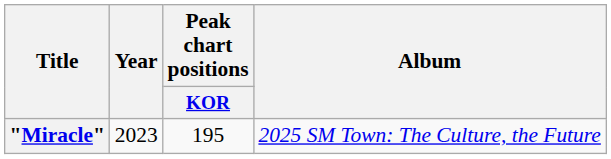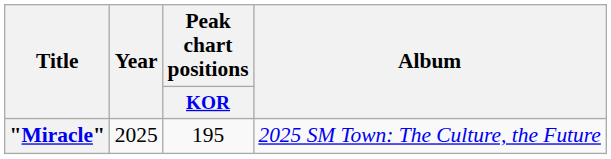(136, 135) 2023 -> (136, 135) 2025
